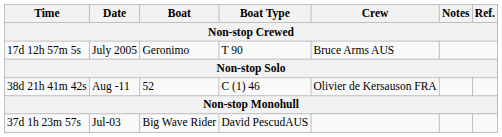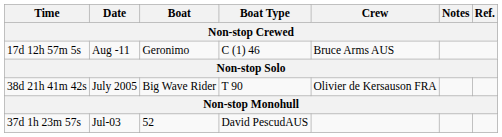(115, 50) July 2005 -> (111, 50) Aug -11
(232, 50) T 90 -> (241, 50) C (1) 46
(111, 86) Aug -11 -> (115, 86) July 2005
(148, 86) 52 -> (179, 86) Big Wave Rider
(241, 86) C (1) 46 -> (232, 86) T 90
(179, 123) Big Wave Rider -> (148, 123) 52
